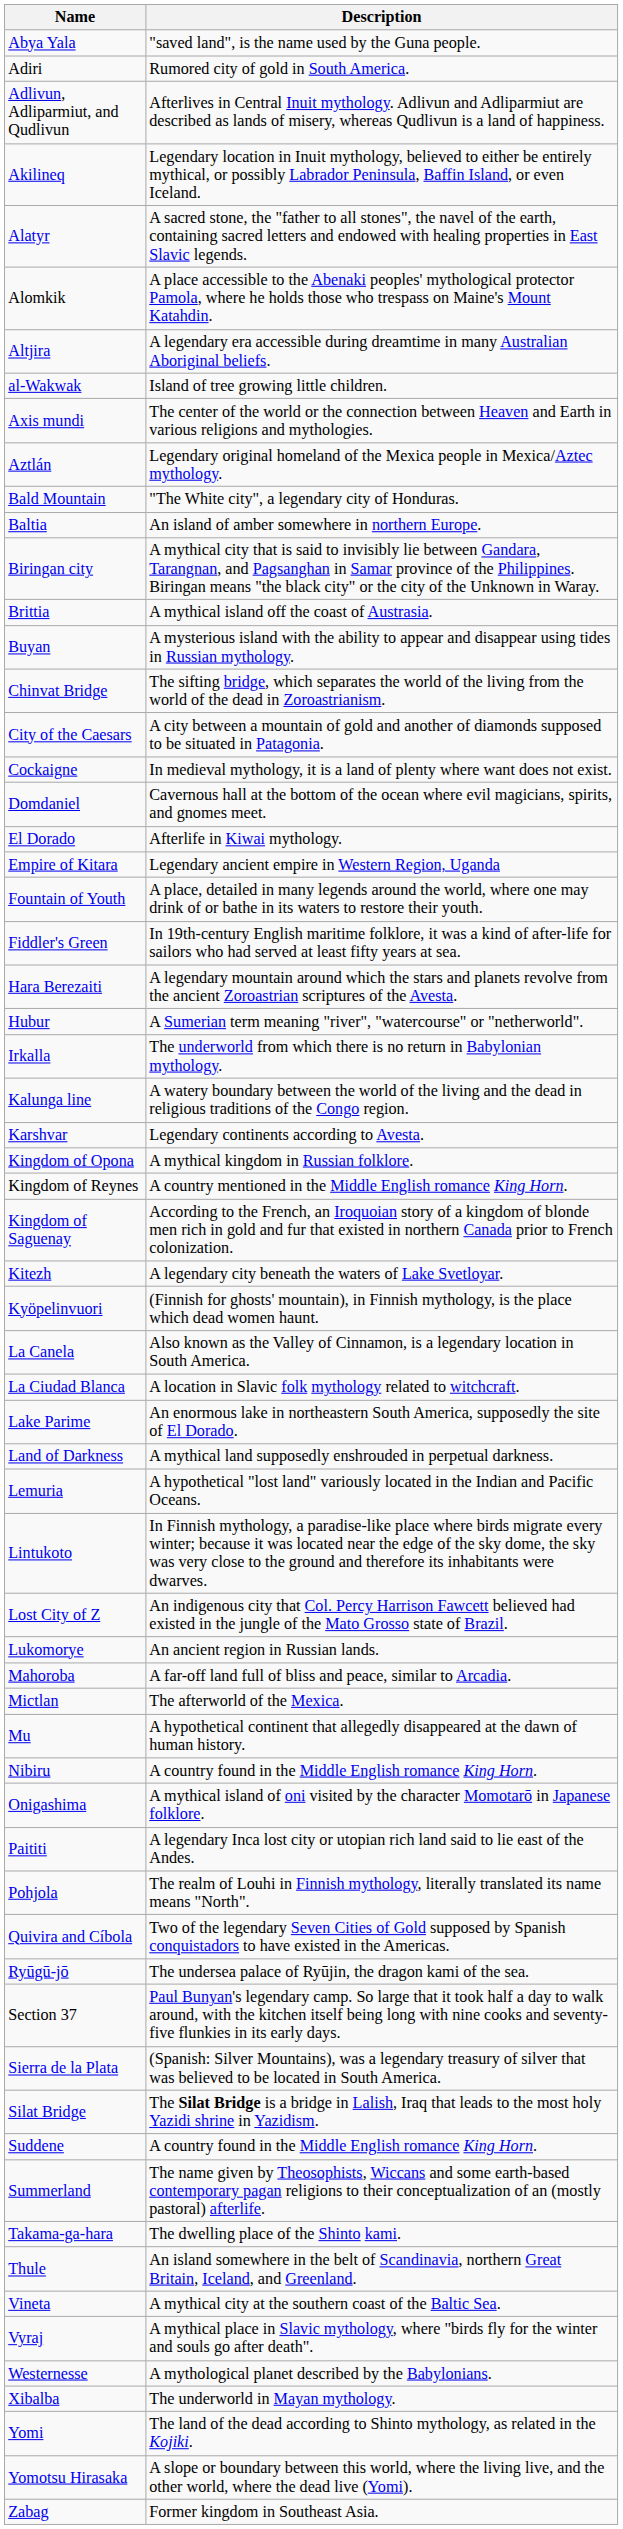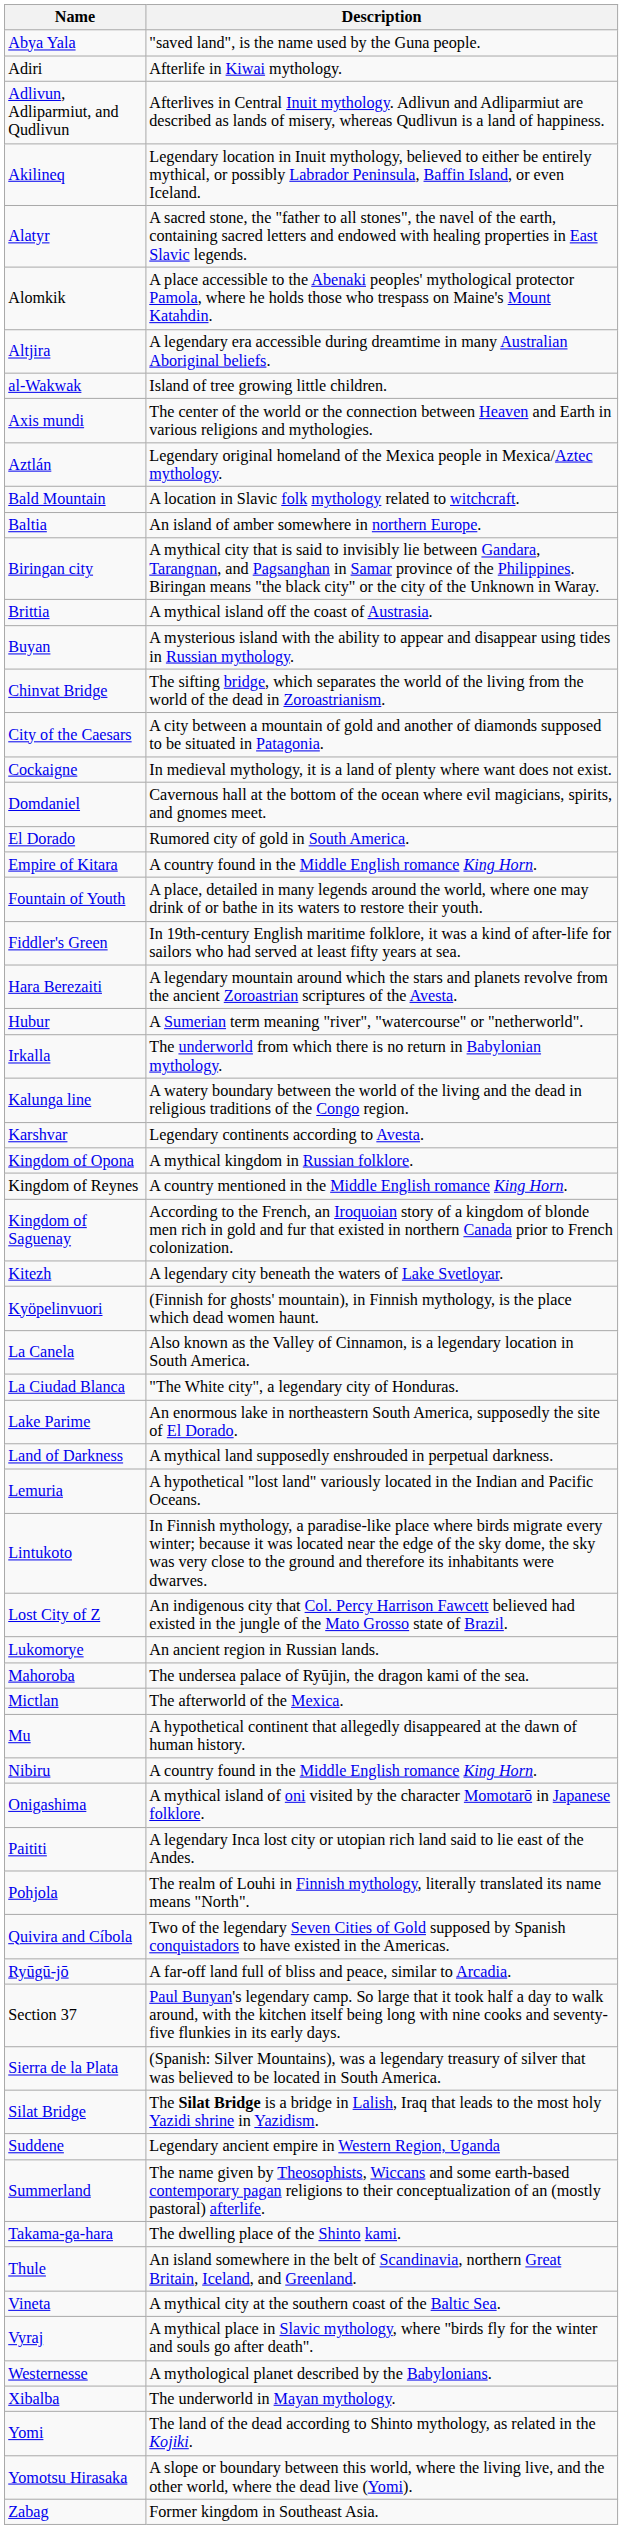(279, 68) Rumored city of gold in South America. -> (246, 68) Afterlife in Kiwai mythology.
(304, 499) "The White city", a legendary city of Honduras. -> (334, 499) A location in Slavic folk mythology related to witchcraft.
(246, 838) Afterlife in Kiwai mythology. -> (279, 838) Rumored city of gold in South America.
(325, 864) Legendary ancient empire in Western Region, Uganda -> (343, 864) A country found in the Middle English romance King Horn.
(334, 1387) A location in Slavic folk mythology related to witchcraft. -> (304, 1387) "The White city", a legendary city of Honduras.
(330, 1675) A far-off land full of bliss and peace, similar to Arcadia. -> (339, 1675) The undersea palace of Ryūjin, the dragon kami of the sea.
(339, 1971) The undersea palace of Ryūjin, the dragon kami of the sea. -> (330, 1971) A far-off land full of bliss and peace, similar to Arcadia.
(343, 2146) A country found in the Middle English romance King Horn. -> (325, 2146) Legendary ancient empire in Western Region, Uganda
